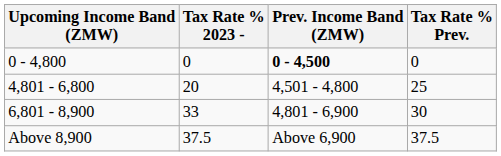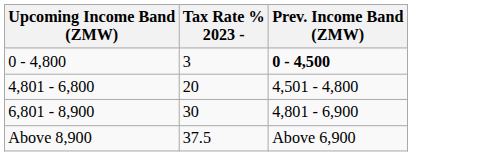- column: (452, 26)
(187, 61) 0 -> (187, 61) 3
(191, 112) 33 -> (191, 112) 30
